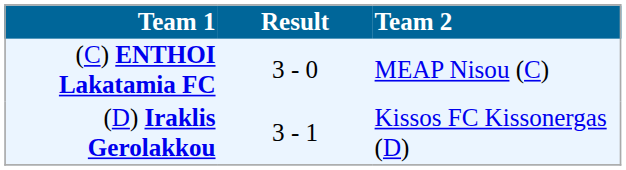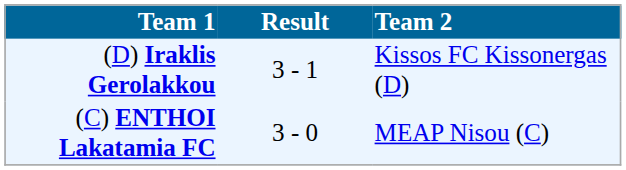rows swapped: (137, 69) <-> (152, 132)
